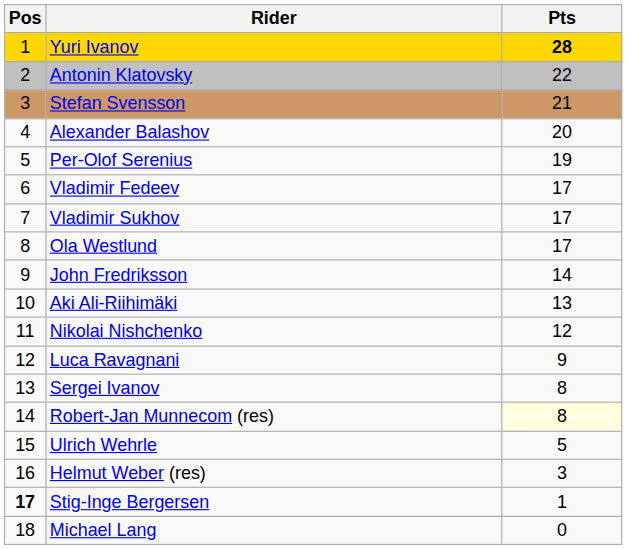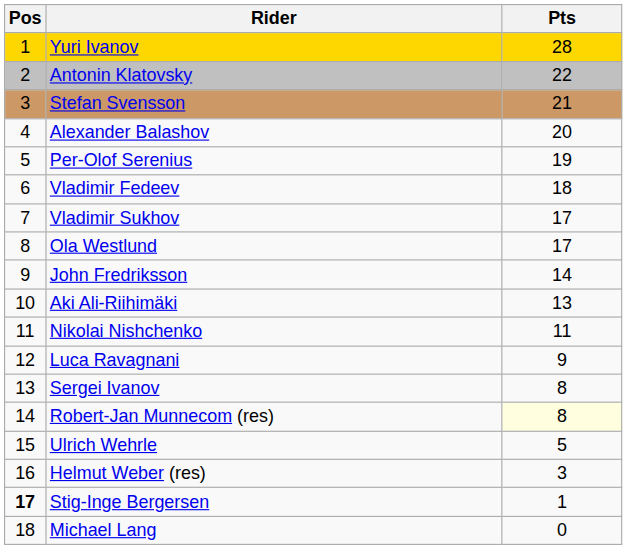(562, 47) bold -> (562, 47) normal
(562, 189) 17 -> (562, 189) 18
(562, 331) 12 -> (562, 331) 11
